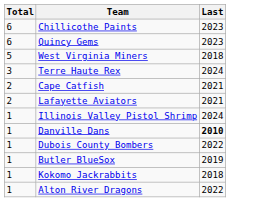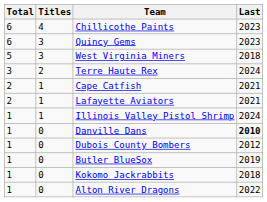+ column: (55, 12)
(212, 145) 2022 -> (250, 145) 2012
